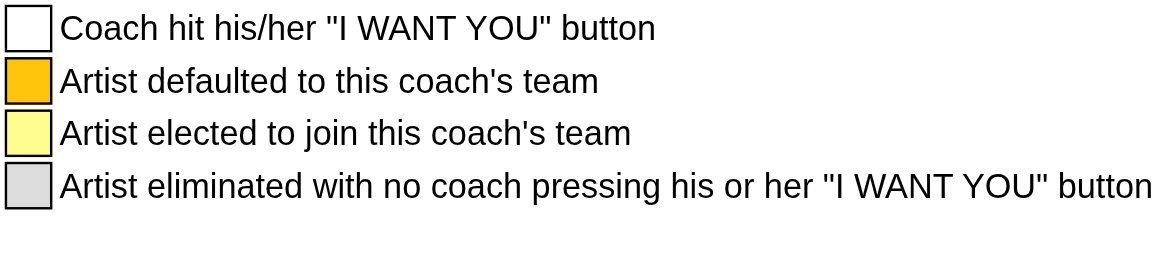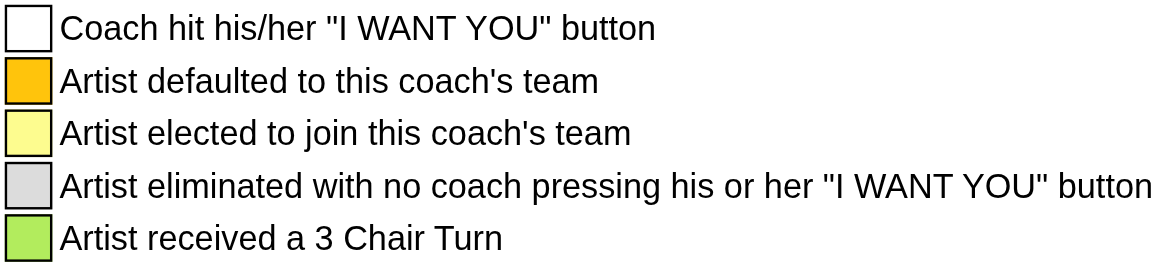+ row: (281, 238)
